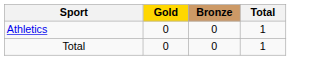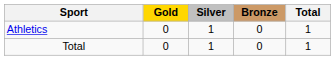+ column: (211, 13)
